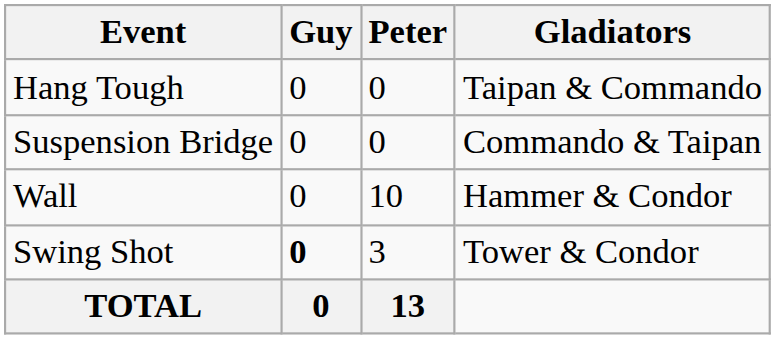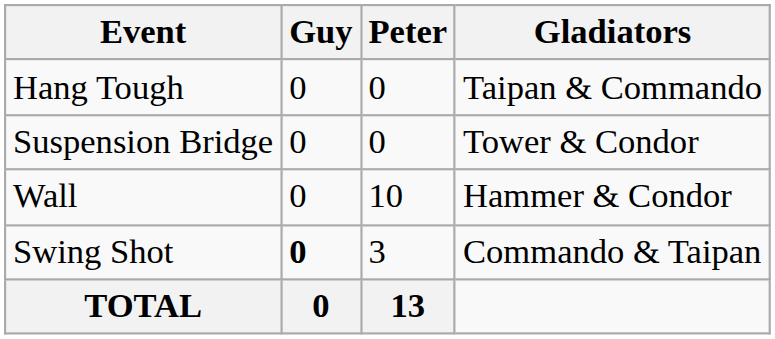(612, 141) Commando & Taipan -> (581, 141) Tower & Condor
(581, 251) Tower & Condor -> (612, 251) Commando & Taipan
